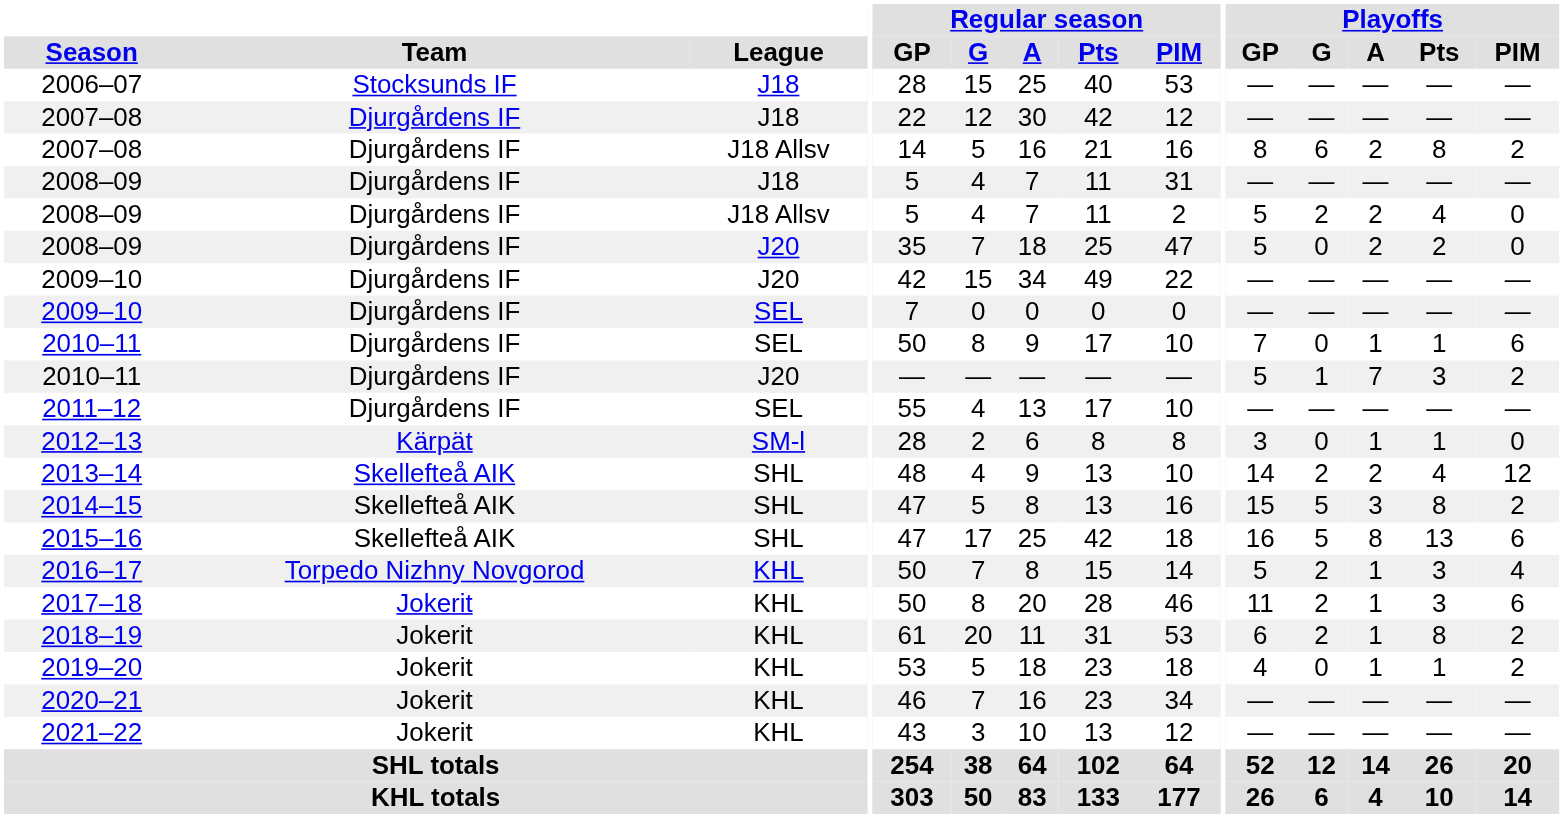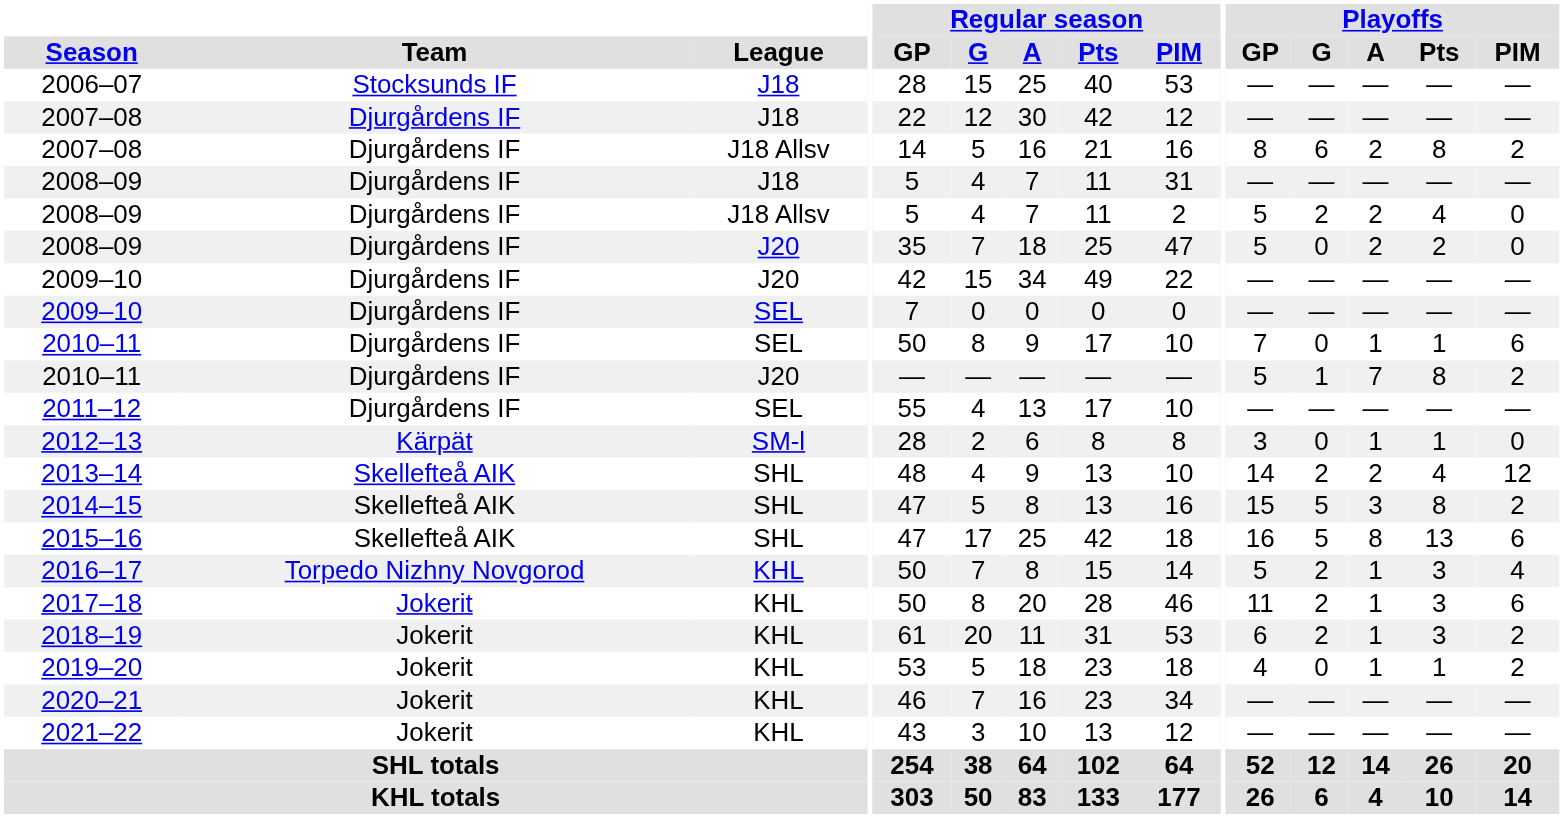(1439, 376) 3 -> (1439, 376) 8
(1439, 635) 8 -> (1439, 635) 3
